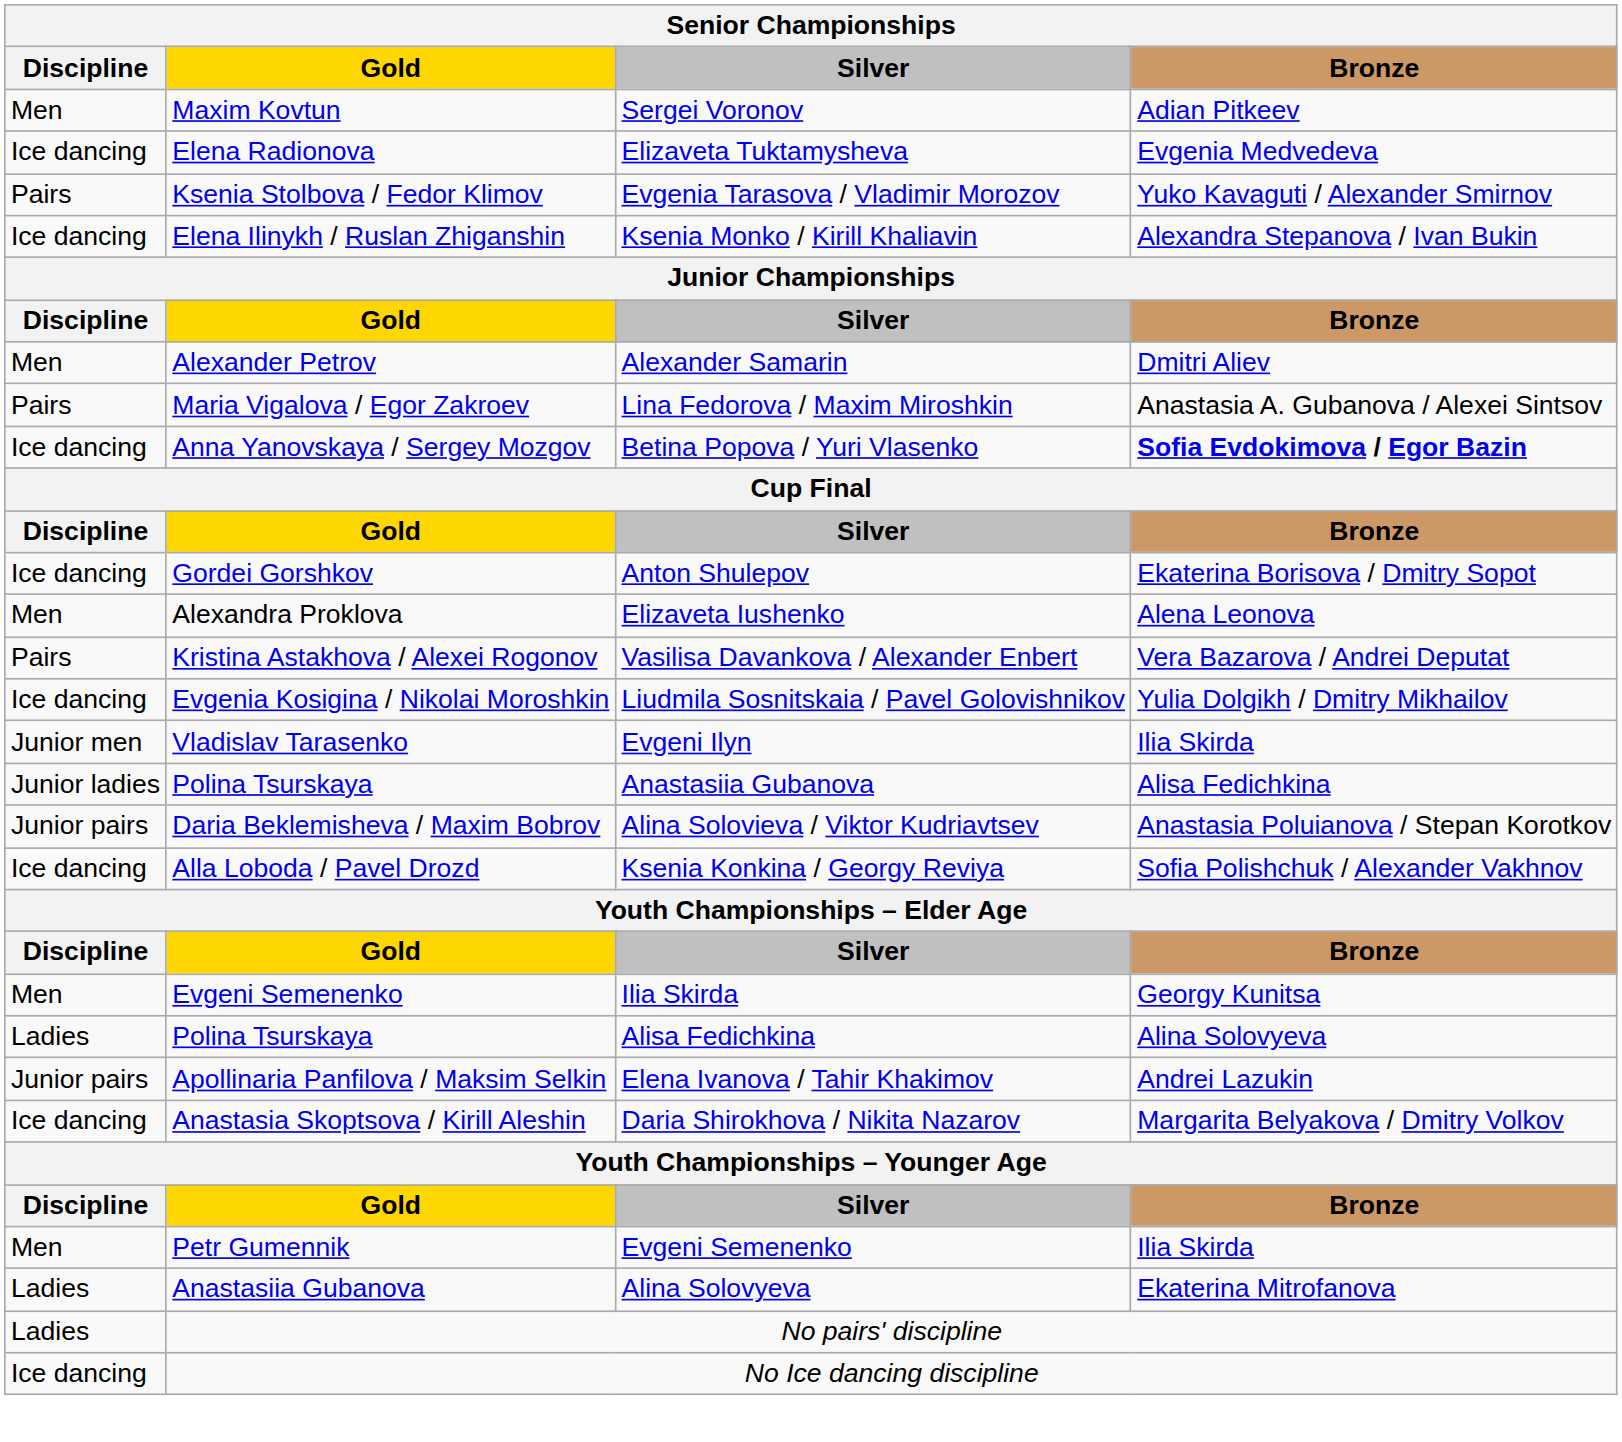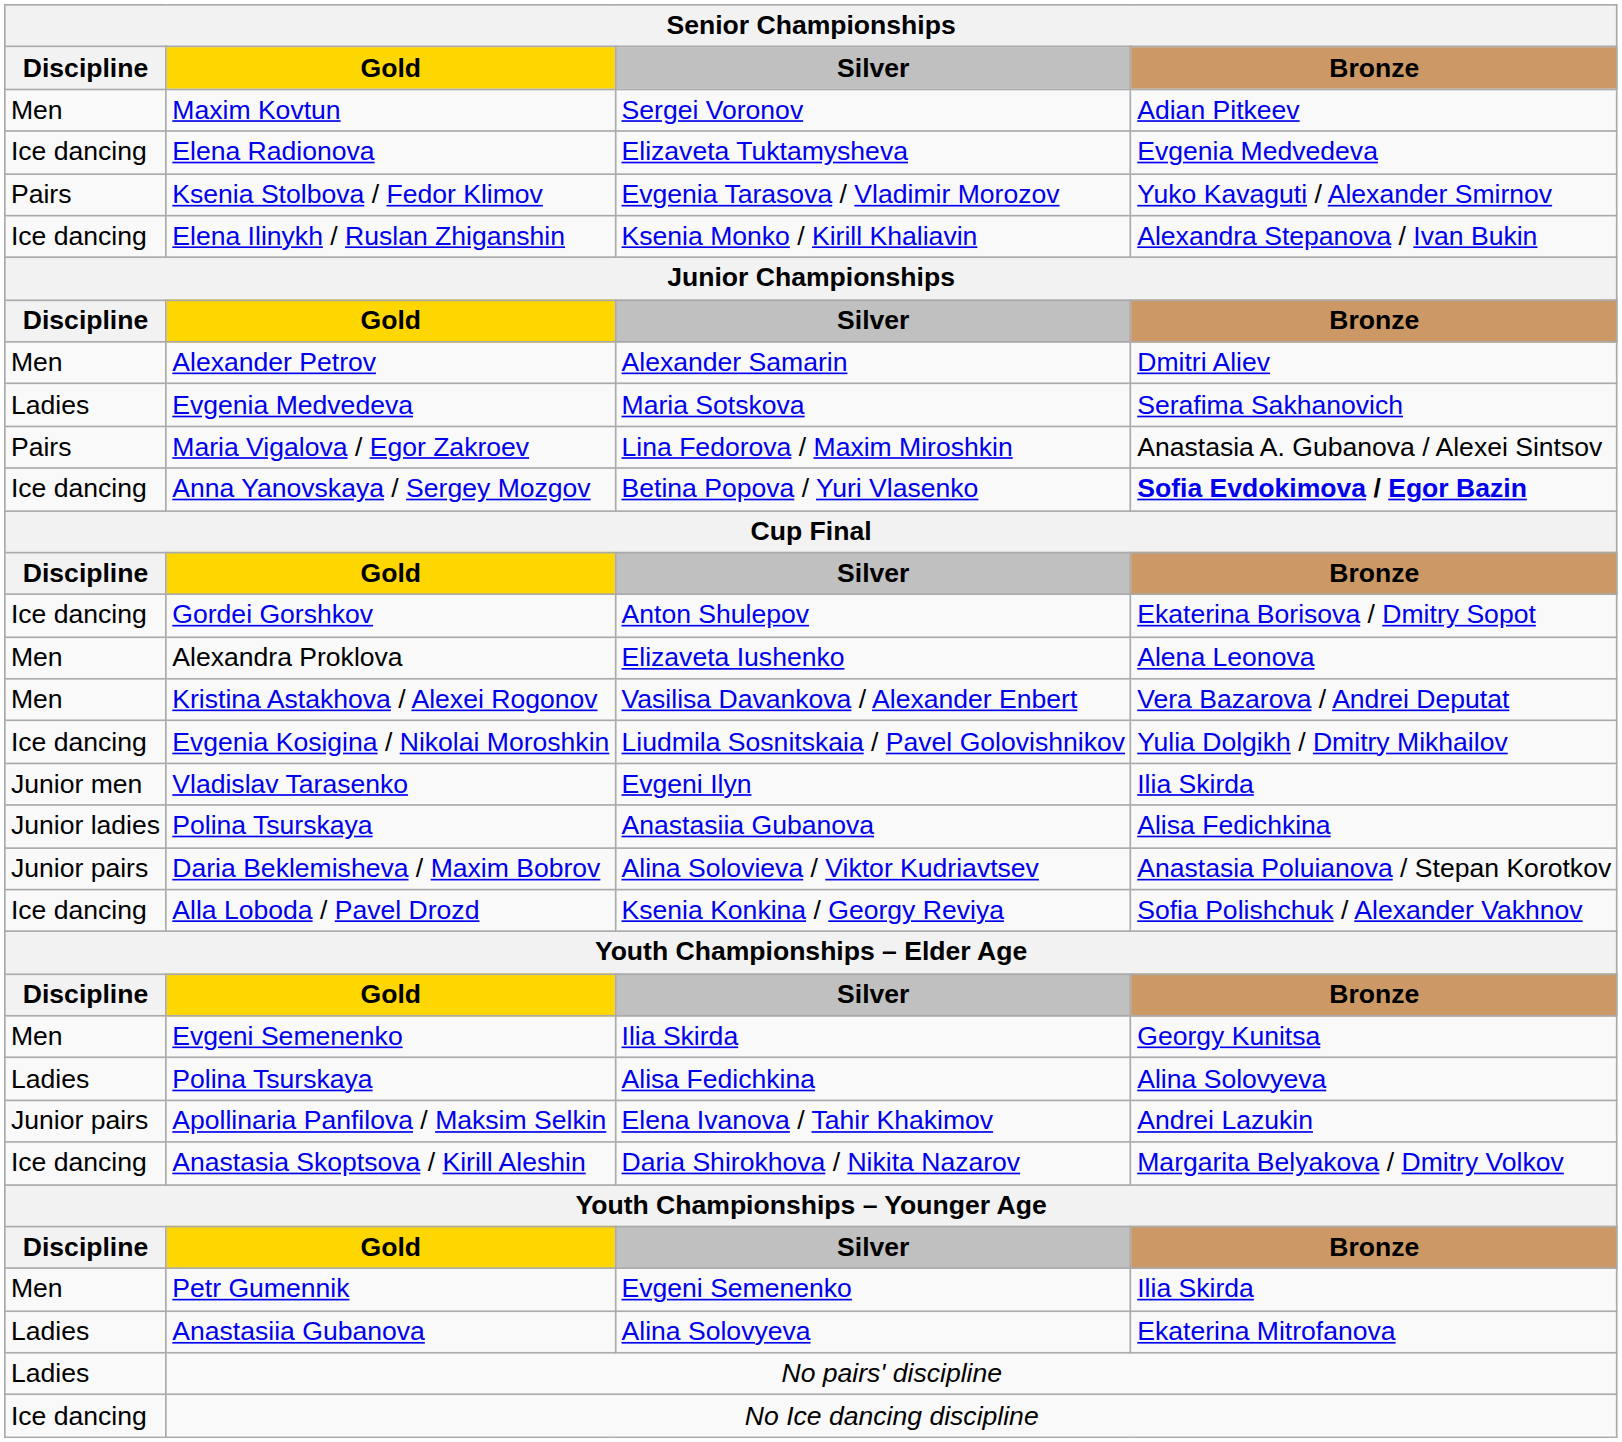+ row: (293, 404)
(41, 657) Pairs -> (37, 699) Men
